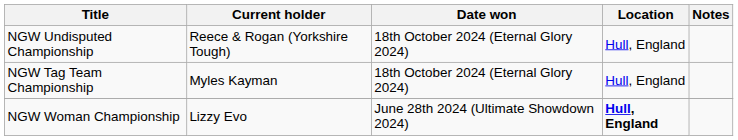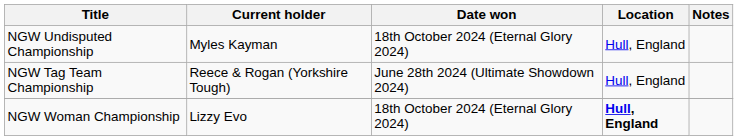(269, 44) Reece & Rogan (Yorkshire Tough) -> (233, 44) Myles Kayman
(233, 80) Myles Kayman -> (269, 80) Reece & Rogan (Yorkshire Tough)
(473, 80) 18th October 2024 (Eternal Glory 2024) -> (484, 80) June 28th 2024 (Ultimate Showdown 2024)
(484, 116) June 28th 2024 (Ultimate Showdown 2024) -> (473, 116) 18th October 2024 (Eternal Glory 2024)
